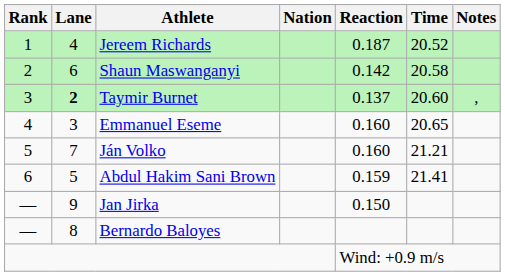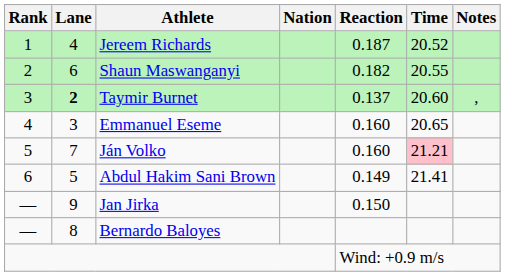(371, 71) 0.142 -> (371, 71) 0.182
(430, 71) 20.58 -> (430, 71) 20.55
(430, 151) no background -> (430, 151) pink background
(371, 177) 0.159 -> (371, 177) 0.149
